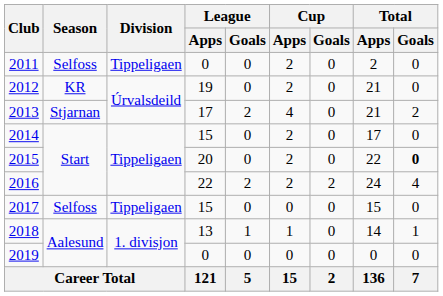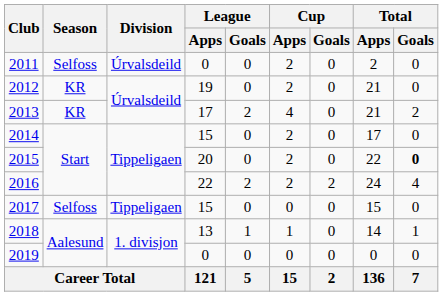(146, 64) Tippeligaen -> (146, 64) Úrvalsdeild
(75, 111) Stjarnan -> (75, 111) KR
